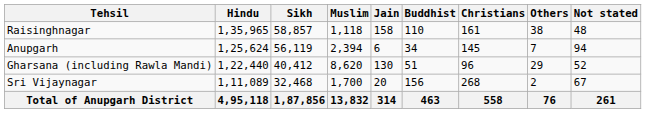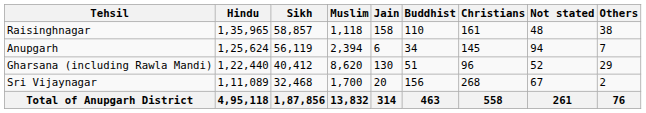columns swapped: (606, 13) <-> (550, 13)
